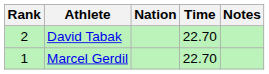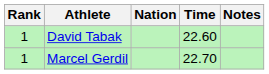(24, 36) 2 -> (24, 36) 1
(200, 36) 22.70 -> (200, 36) 22.60
